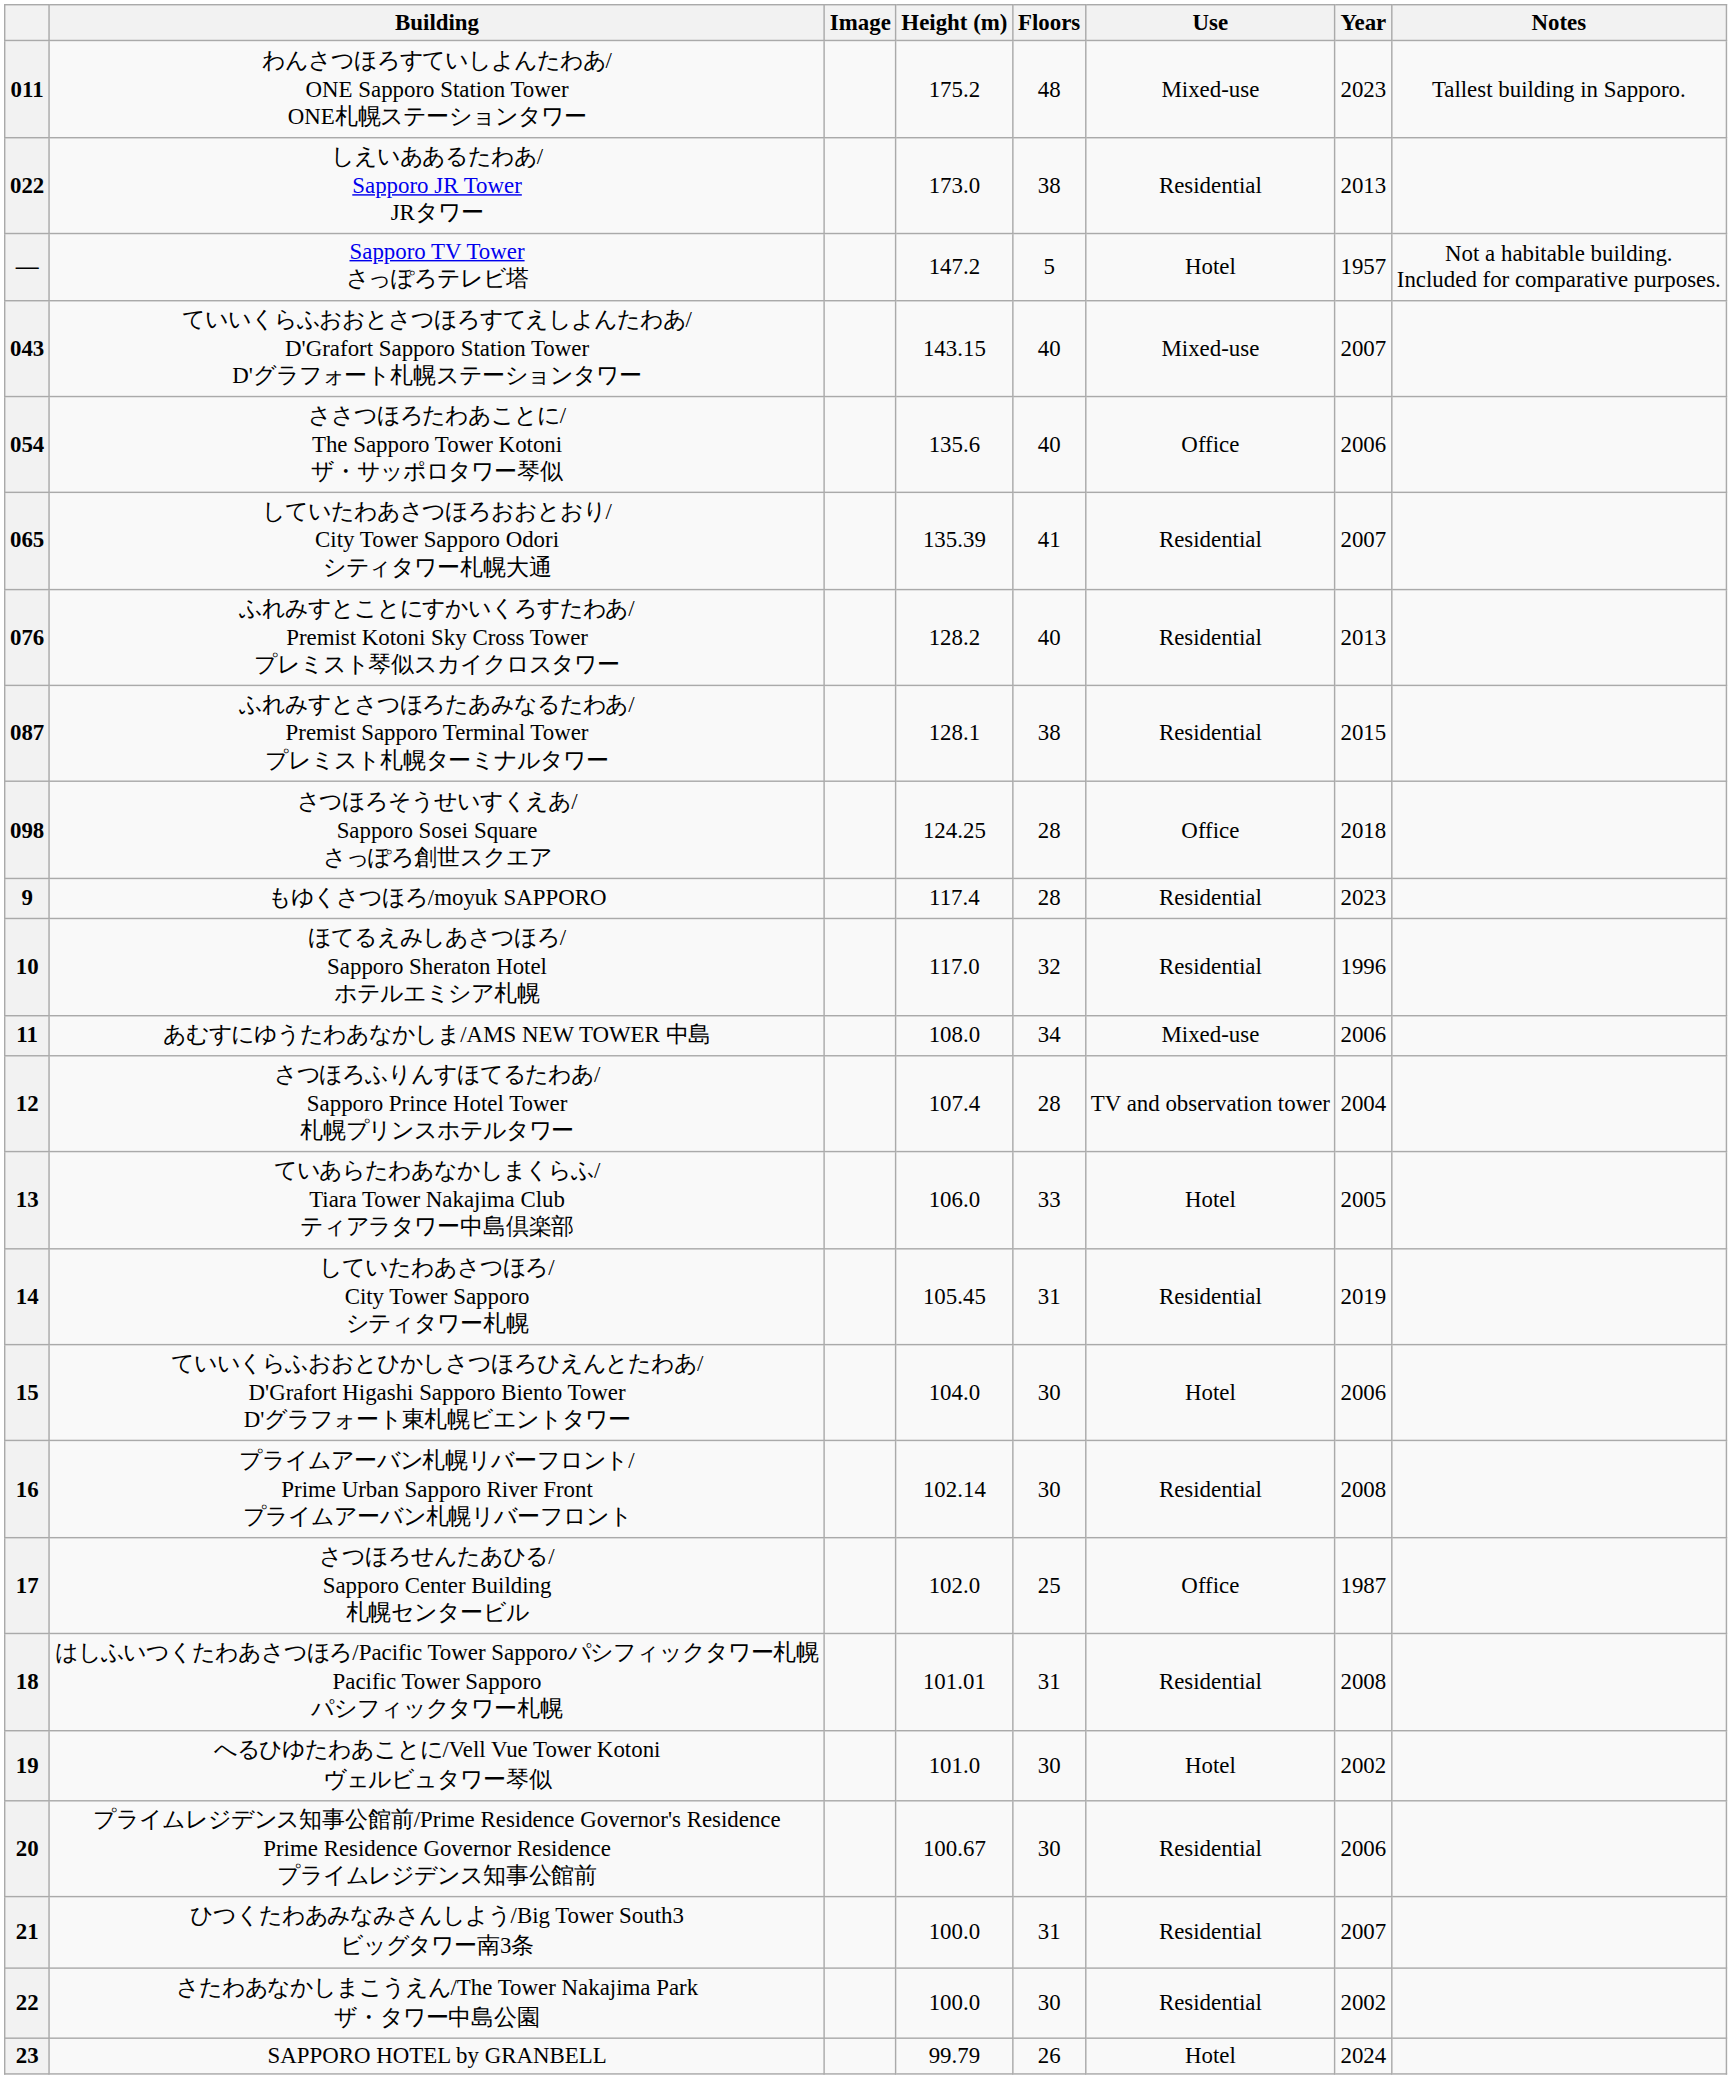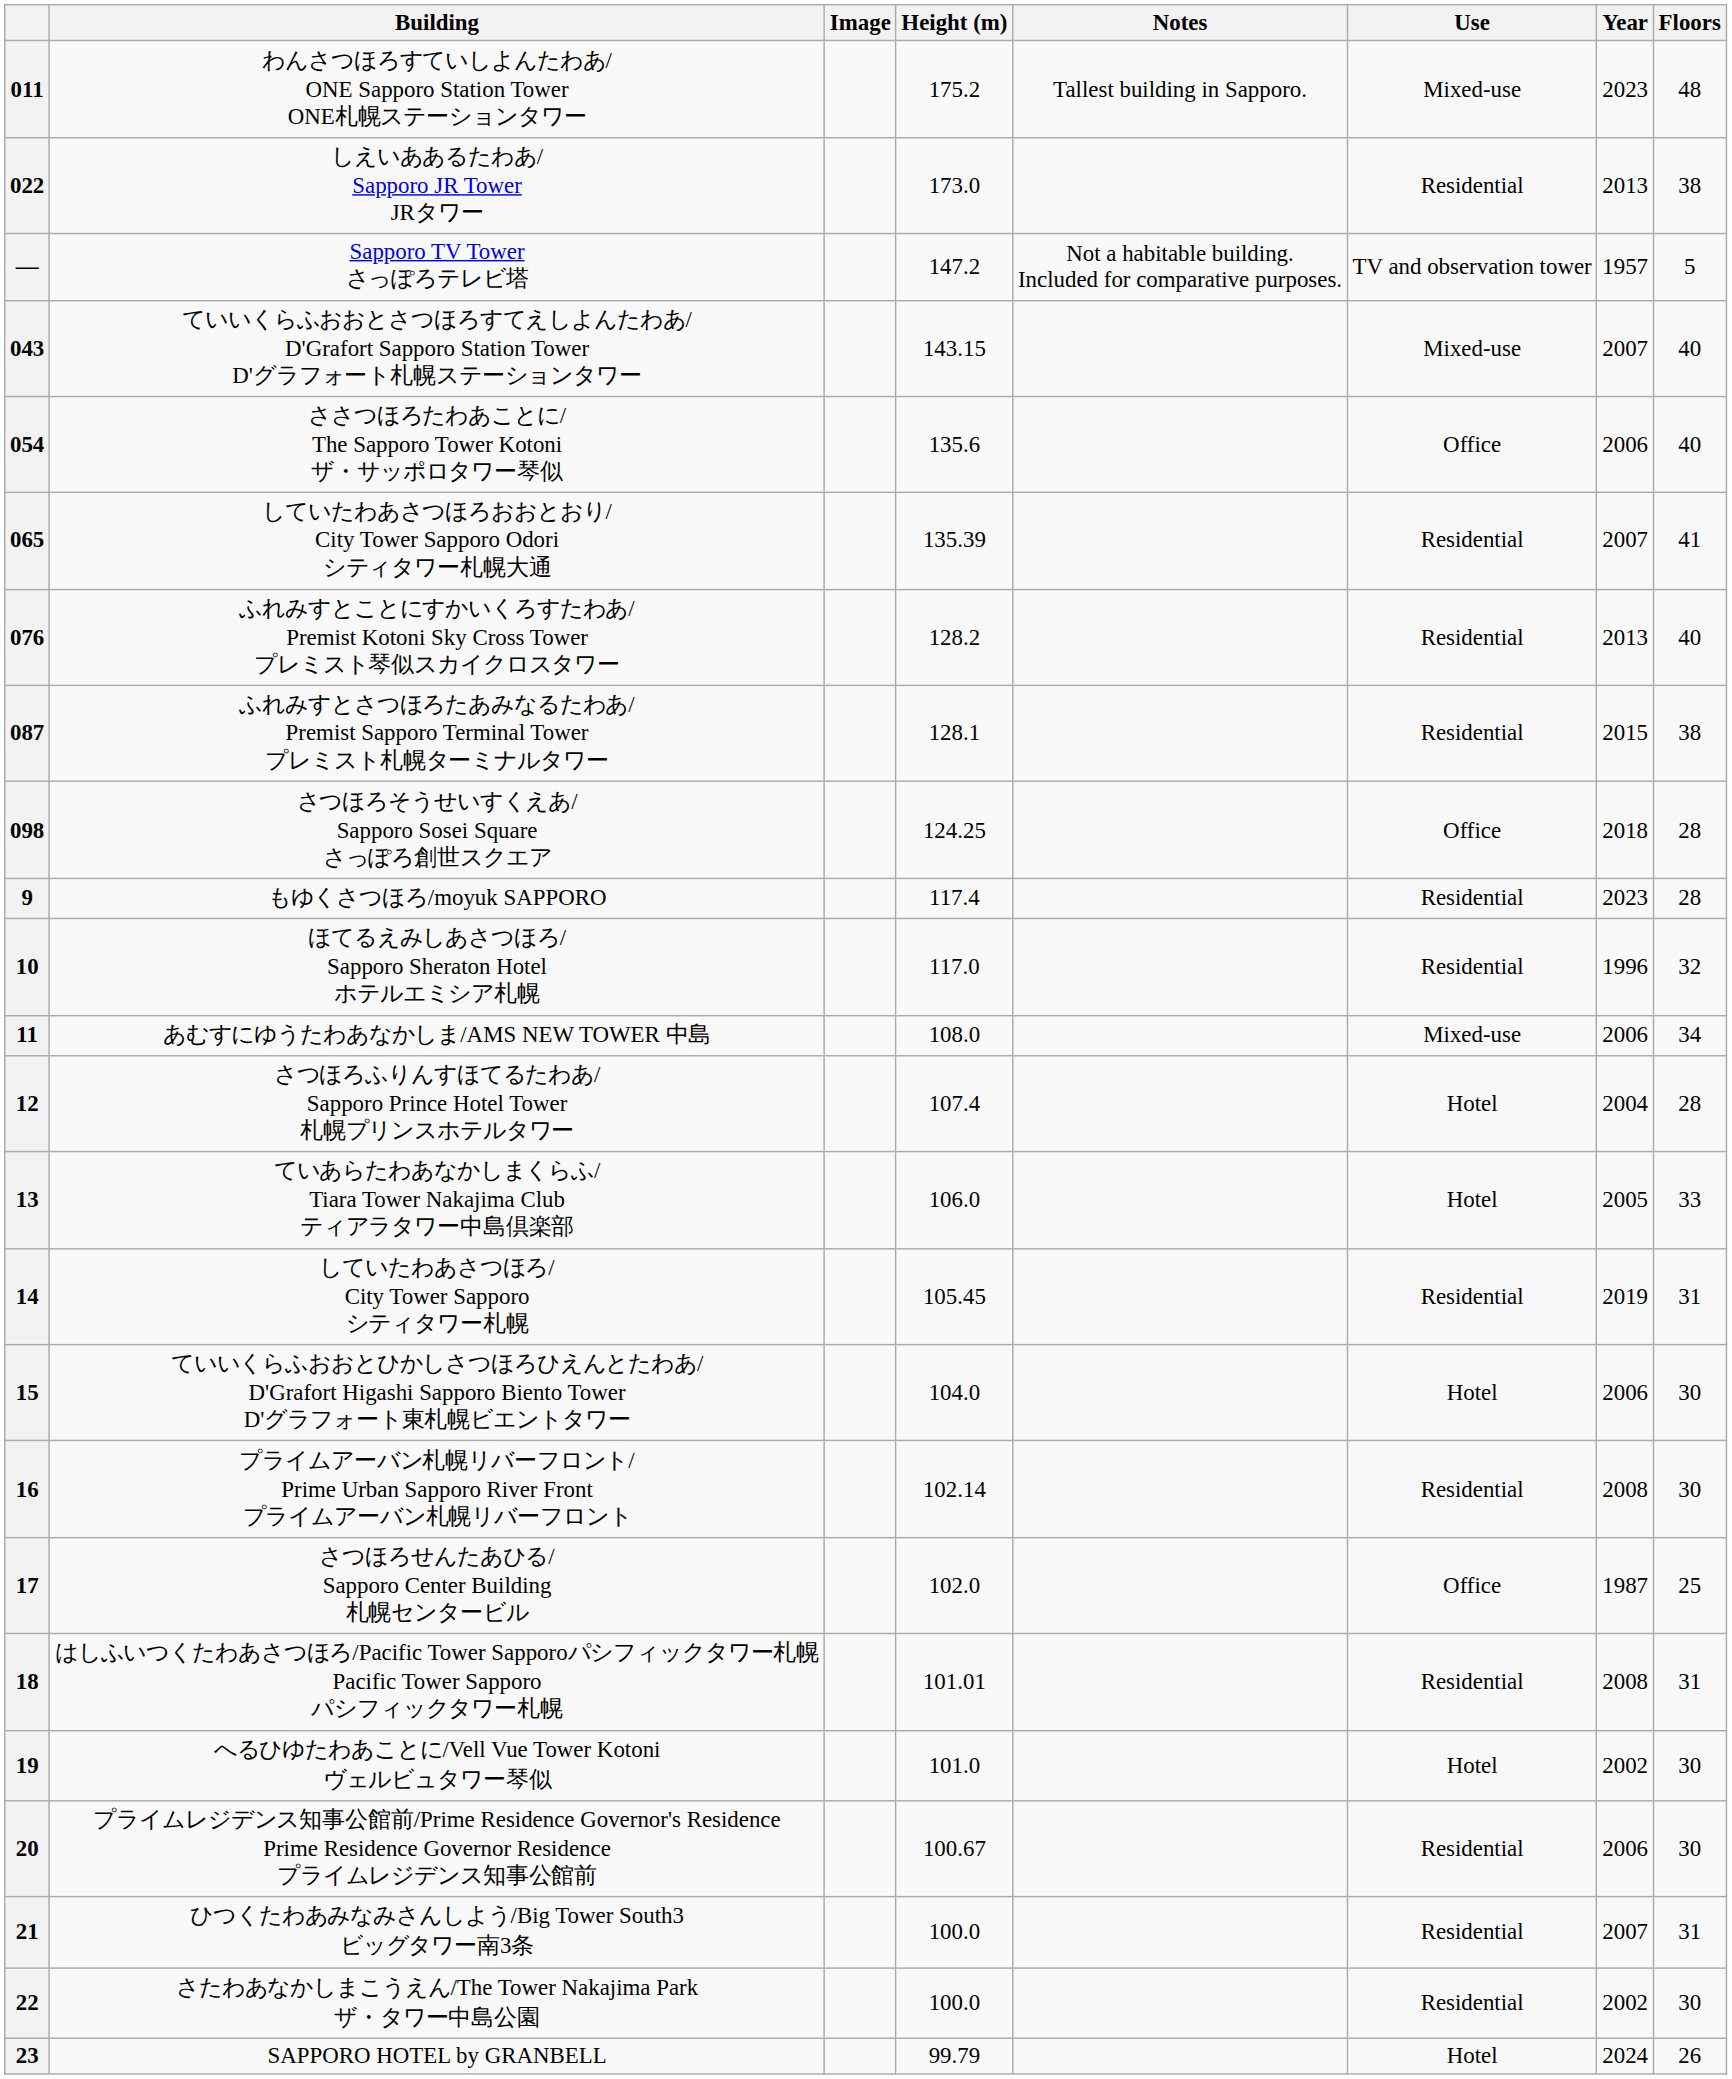columns swapped: (1049, 22) <-> (1559, 22)
(1210, 266) Hotel -> (1472, 266) TV and observation tower
(1210, 1103) TV and observation tower -> (1472, 1103) Hotel
